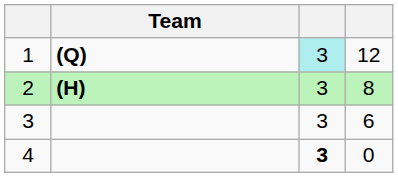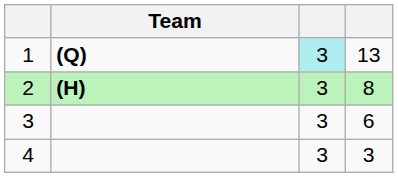(369, 54) 12 -> (369, 54) 13
(322, 155) bold -> (322, 155) normal
(369, 155) 0 -> (369, 155) 3
